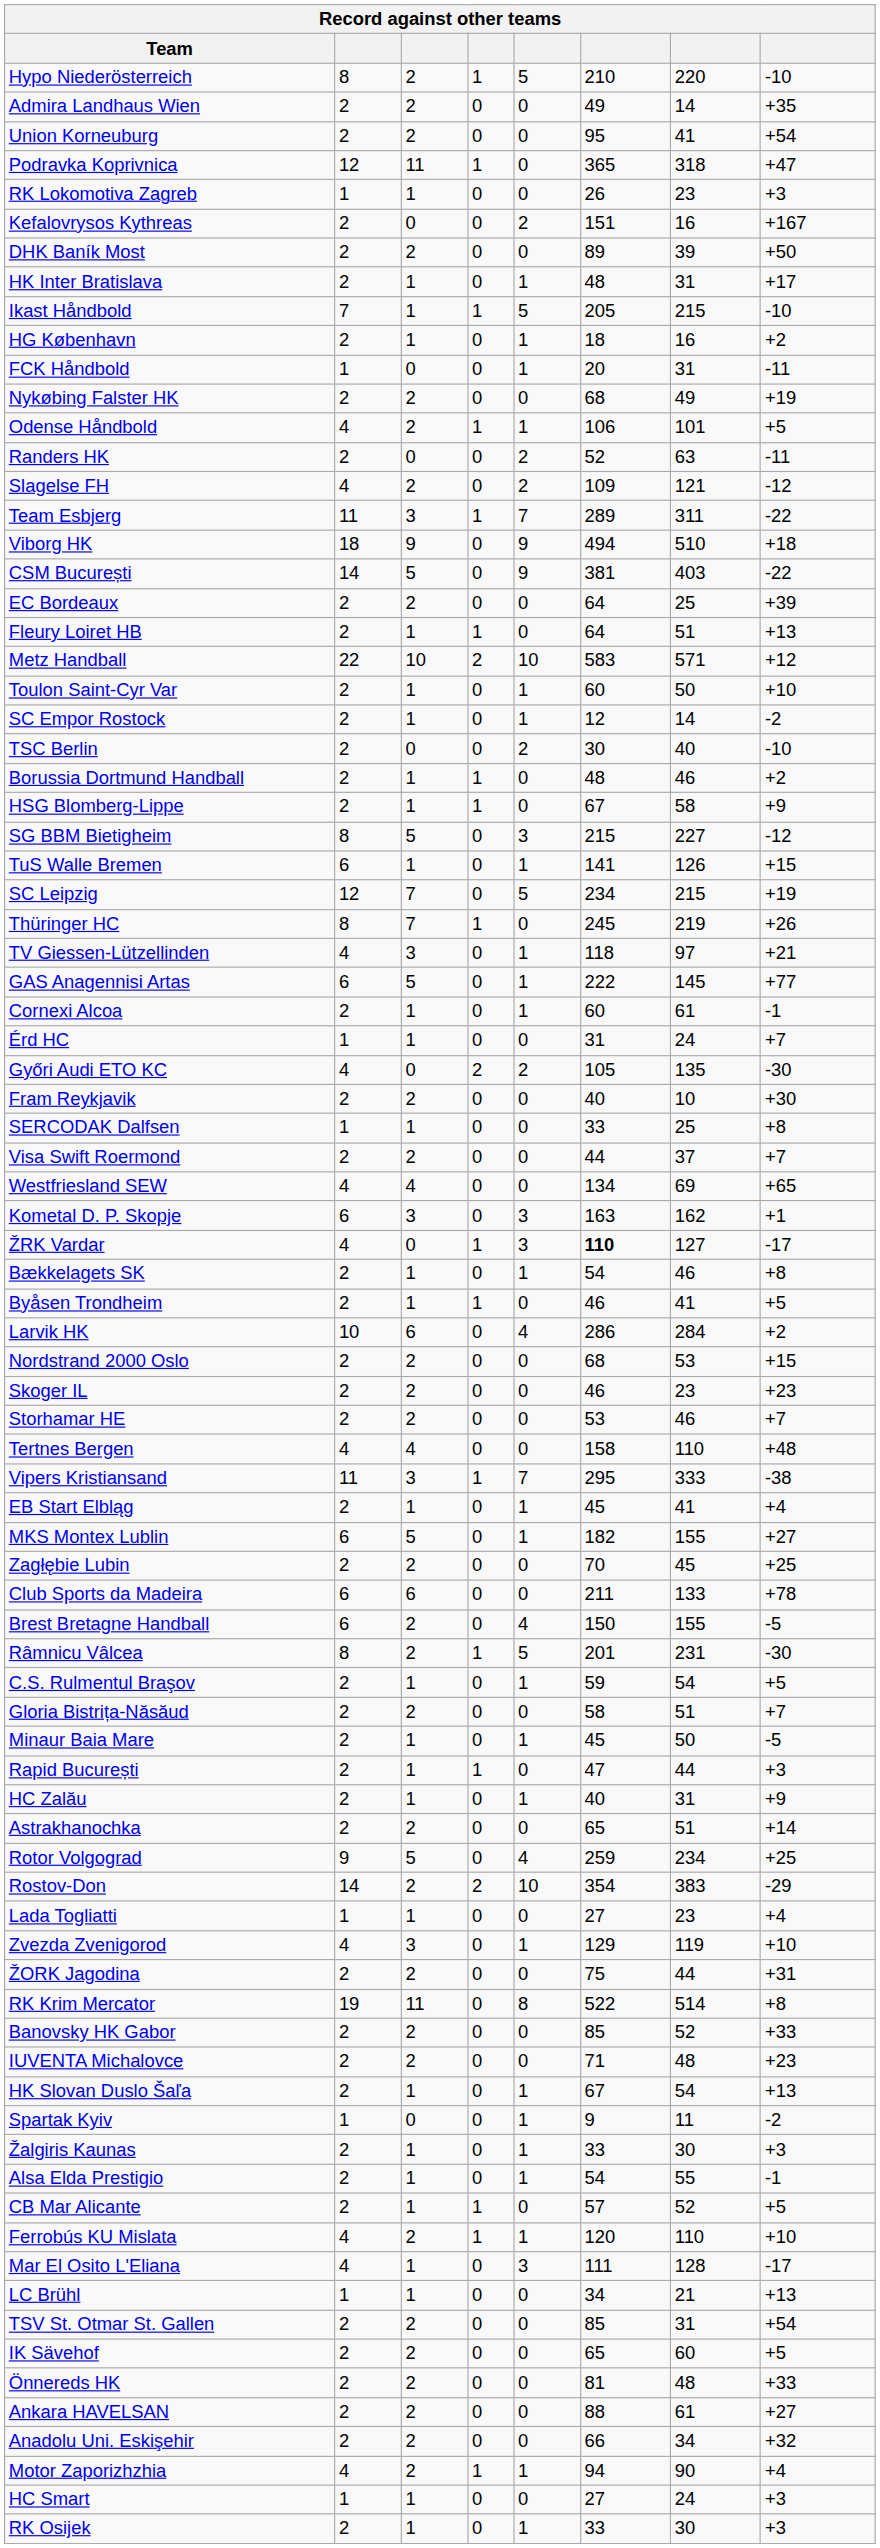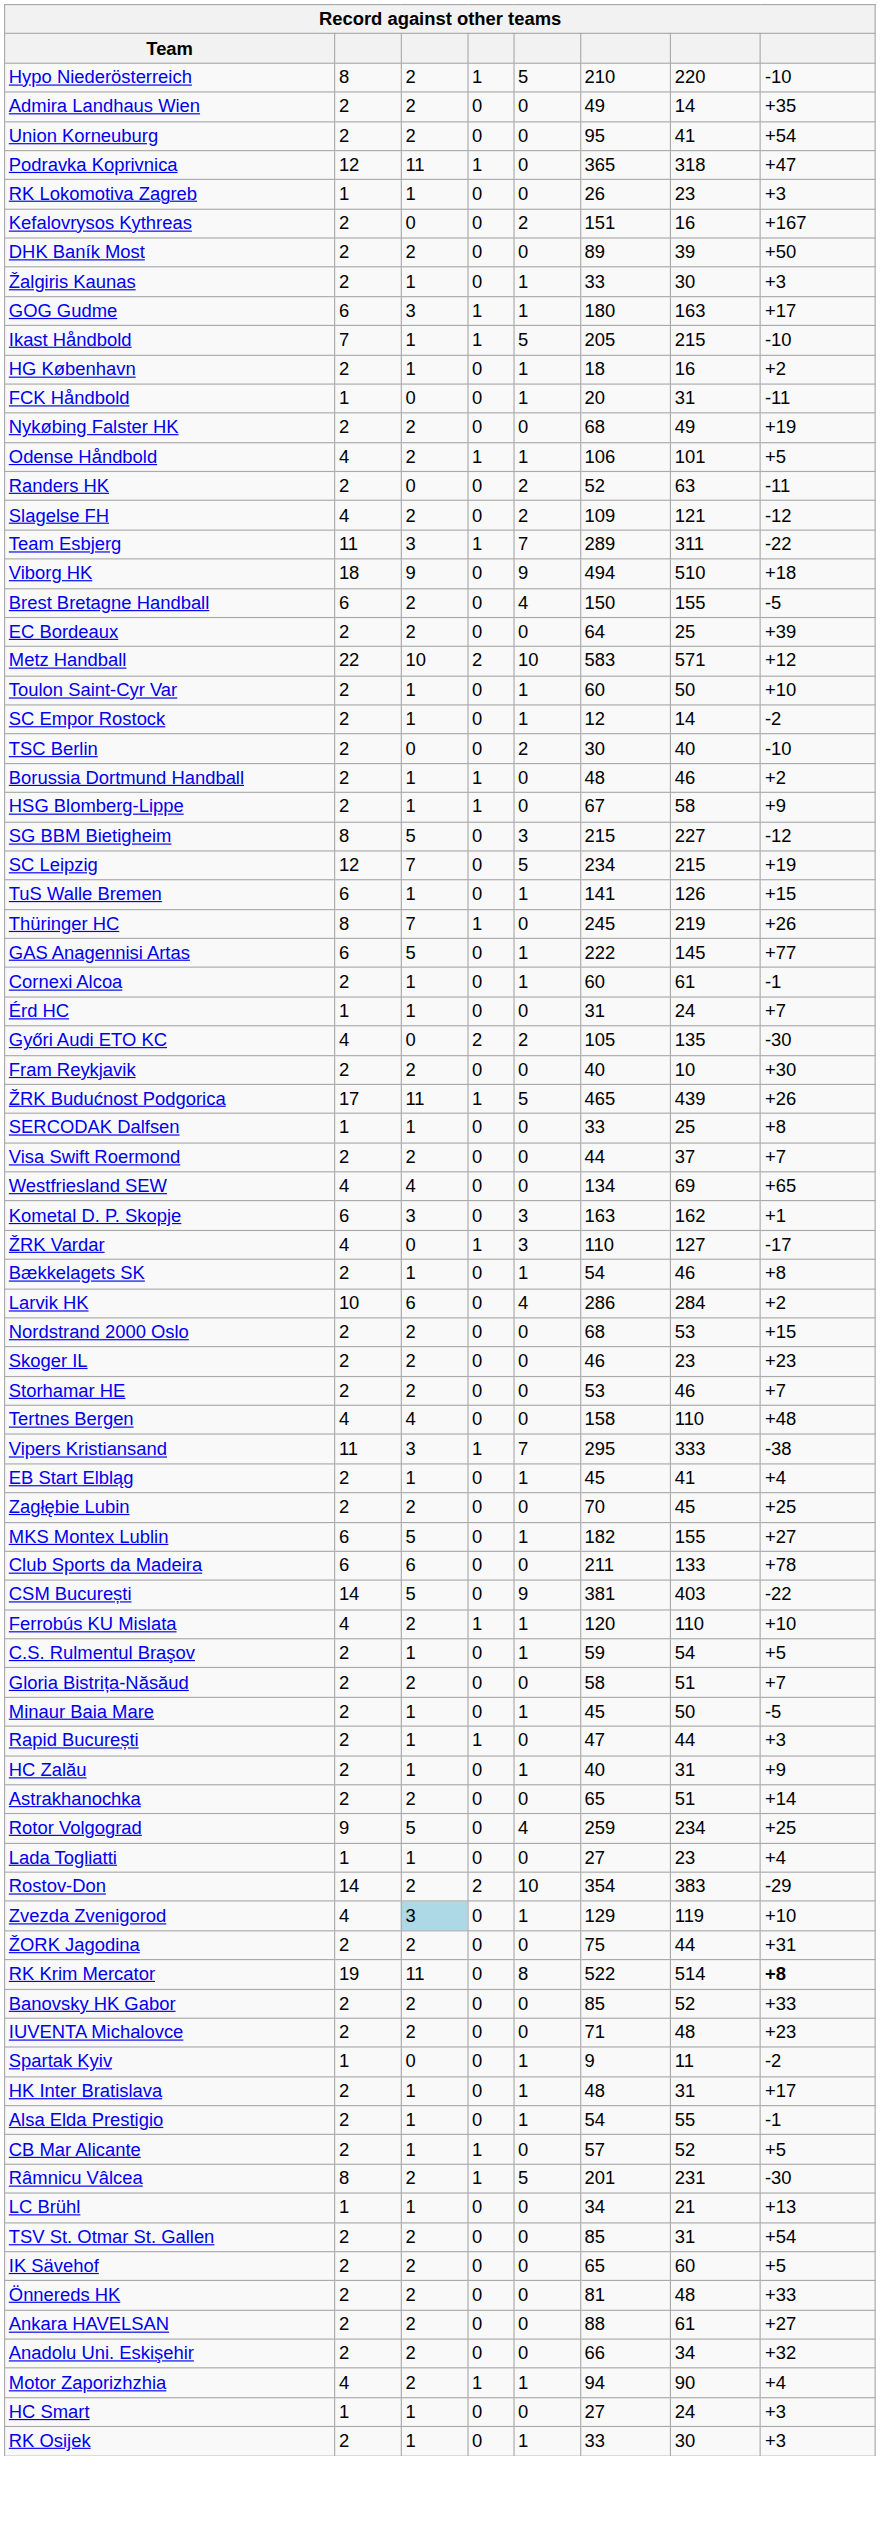rows swapped: (86, 281) <-> (72, 2149)
+ row: (63, 310)
rows swapped: (109, 1624) <-> (70, 573)
- row: (75, 631)
rows swapped: (53, 894) <-> (85, 865)
- row: (109, 952)
+ row: (117, 1098)
(599, 1244) bold -> (599, 1244) normal
- row: (86, 1303)
rows swapped: (89, 1536) <-> (69, 1565)
rows swapped: (76, 1653) <-> (93, 2236)
rows swapped: (63, 1915) <-> (57, 1886)
(411, 1945) no background -> (411, 1915) lightblue background
(775, 2003) normal -> (775, 1974) bold
- row: (100, 2090)
- row: (94, 2266)
